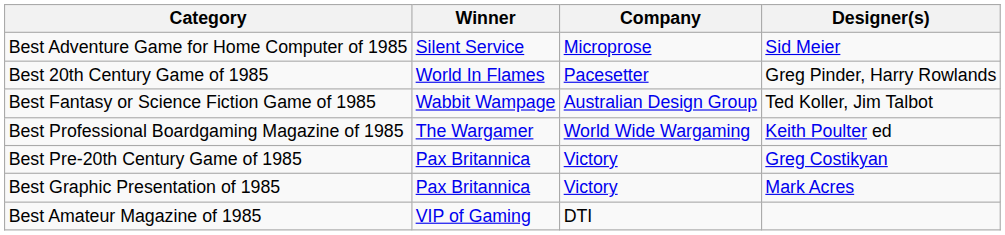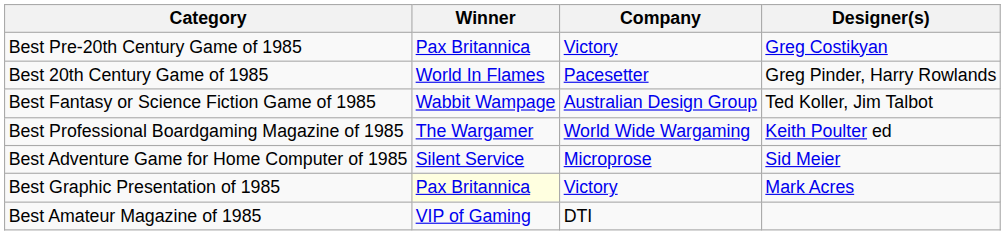rows swapped: (155, 159) <-> (208, 46)
(473, 187) no background -> (473, 187) lightyellow background
